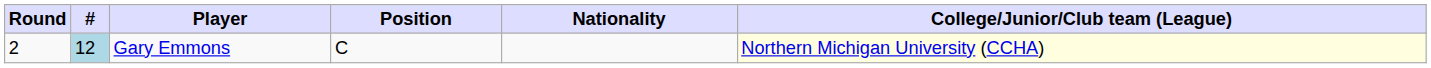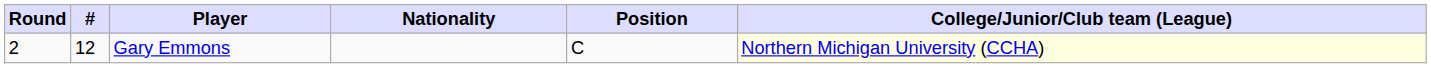columns swapped: (416, 18) <-> (619, 18)
(85, 47) lightblue background -> (85, 47) no background
